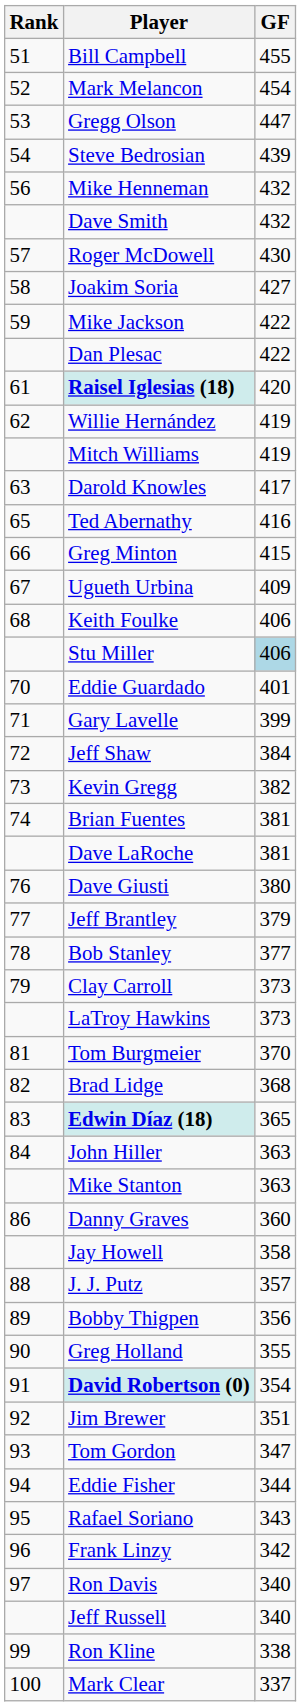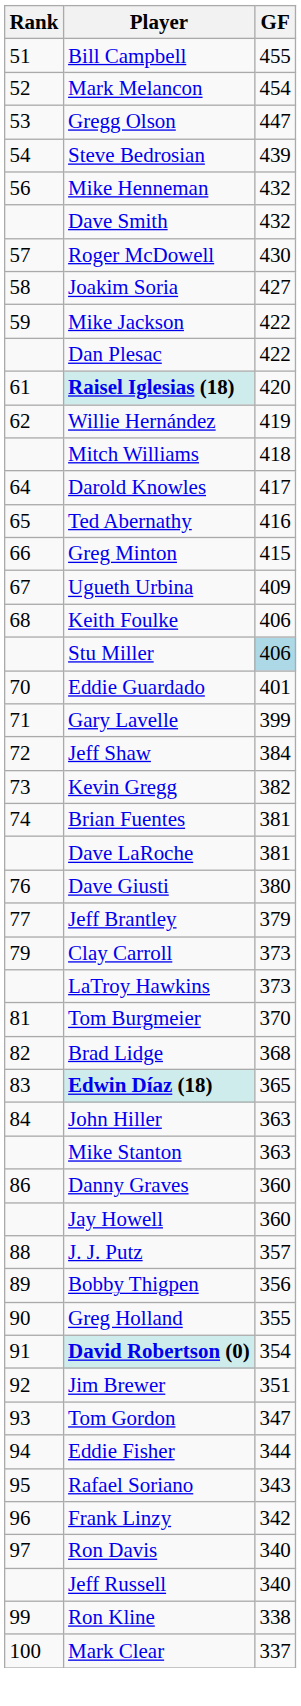(275, 454) 419 -> (275, 454) 418
(20, 487) 63 -> (20, 487) 64
- row: (120, 952)
(275, 1252) 358 -> (275, 1218) 360
